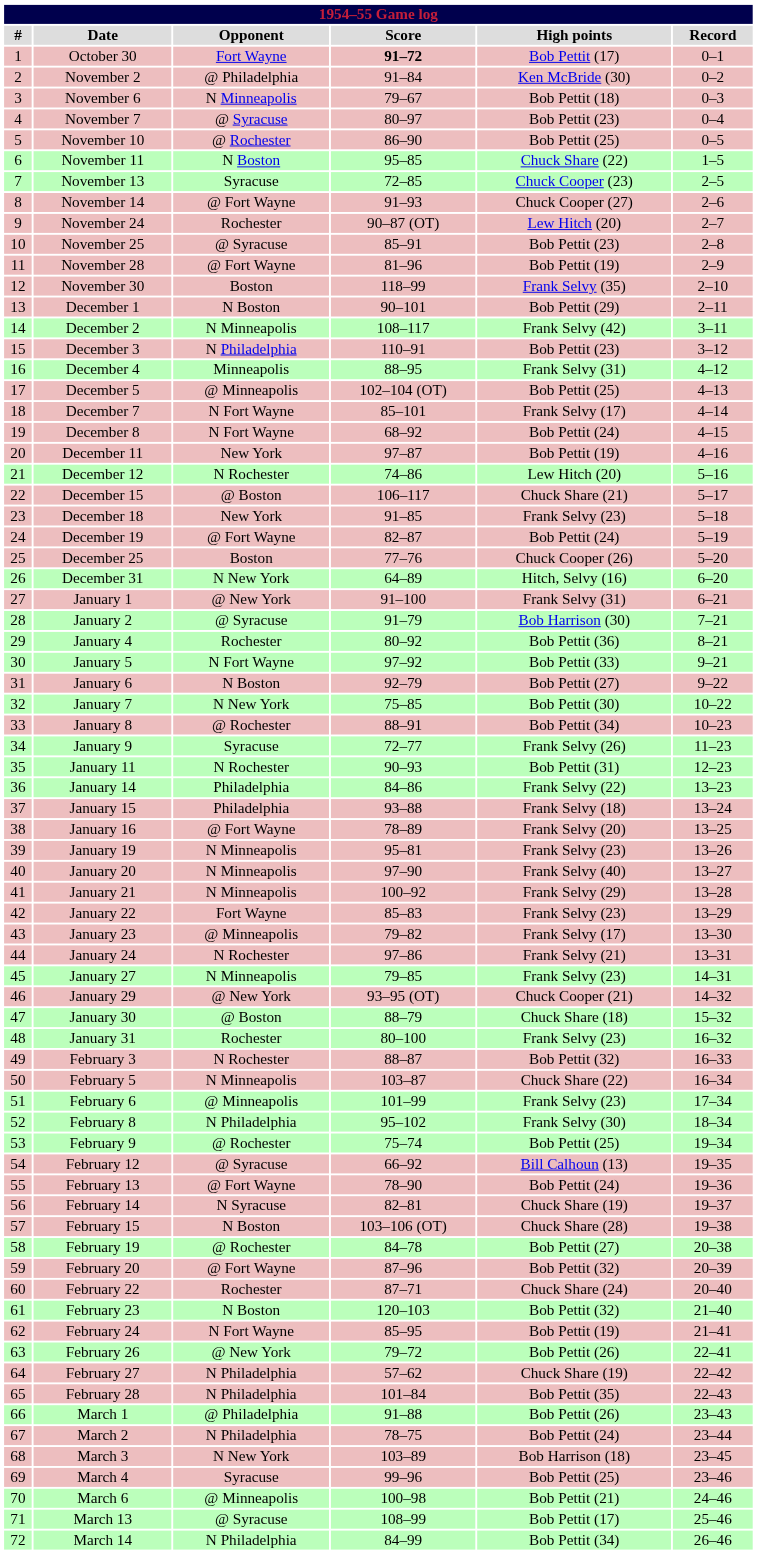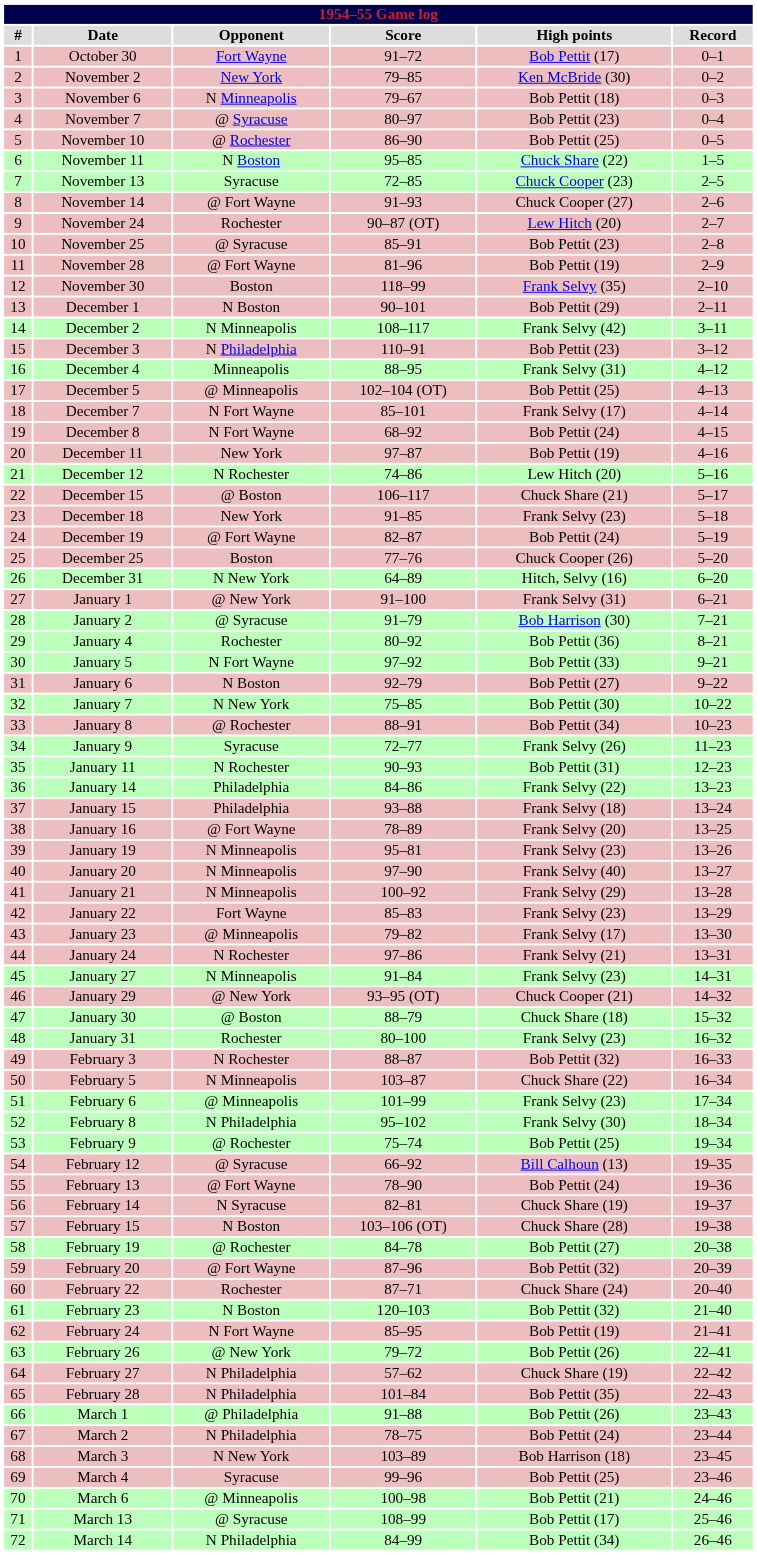(403, 56) bold -> (403, 56) normal
(251, 77) @ Philadelphia -> (251, 77) New York
(403, 77) 91–84 -> (403, 77) 79–85
(403, 975) 79–85 -> (403, 975) 91–84
